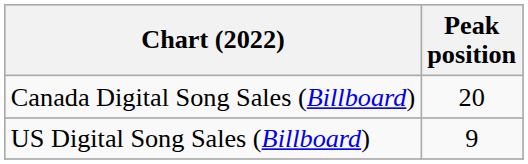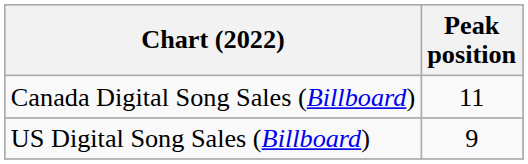(472, 96) 20 -> (472, 96) 11
